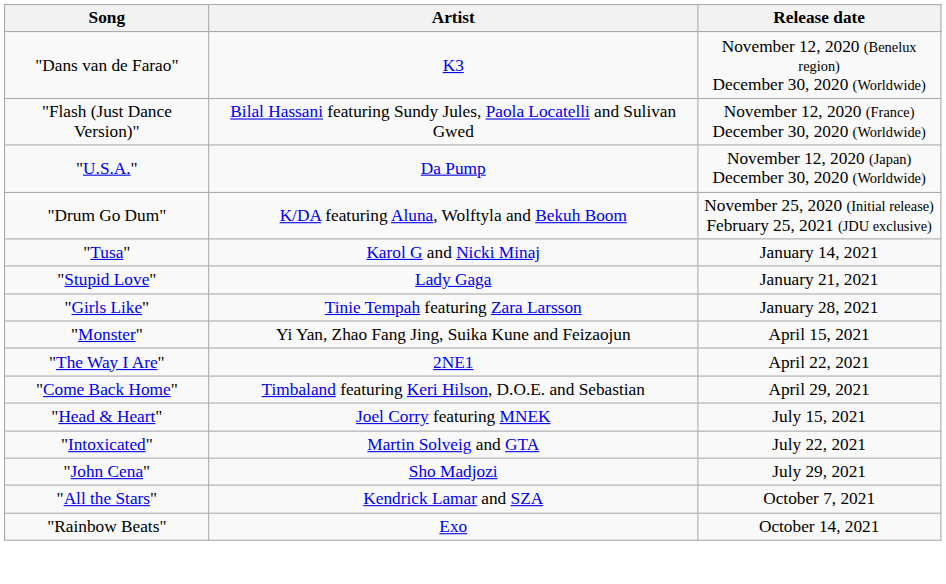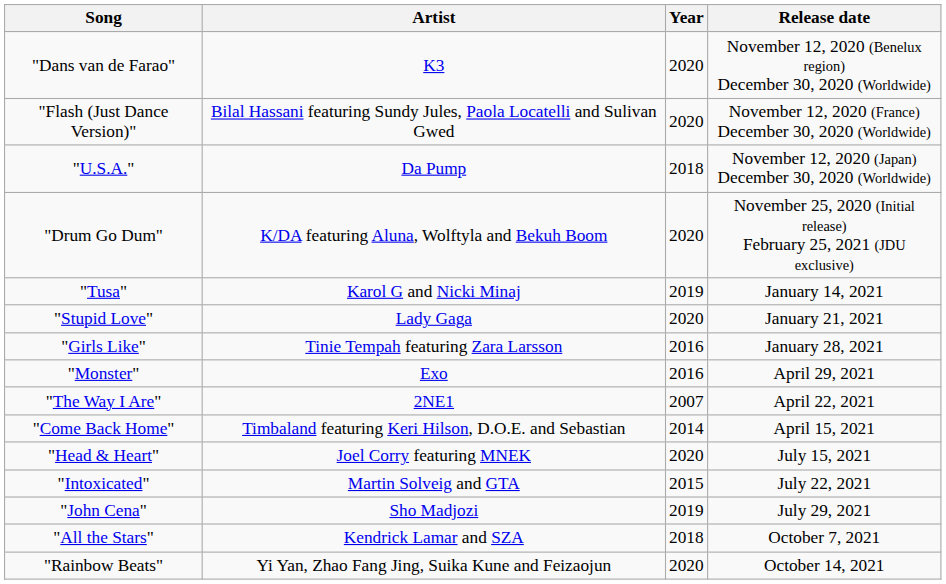+ column: (686, 18)
(453, 334) Yi Yan, Zhao Fang Jing, Suika Kune and Feizaojun -> (434, 373) Exo
(819, 334) April 15, 2021 -> (824, 373) April 29, 2021
(819, 389) April 29, 2021 -> (824, 428) April 15, 2021
(453, 526) Exo -> (434, 565) Yi Yan, Zhao Fang Jing, Suika Kune and Feizaojun
